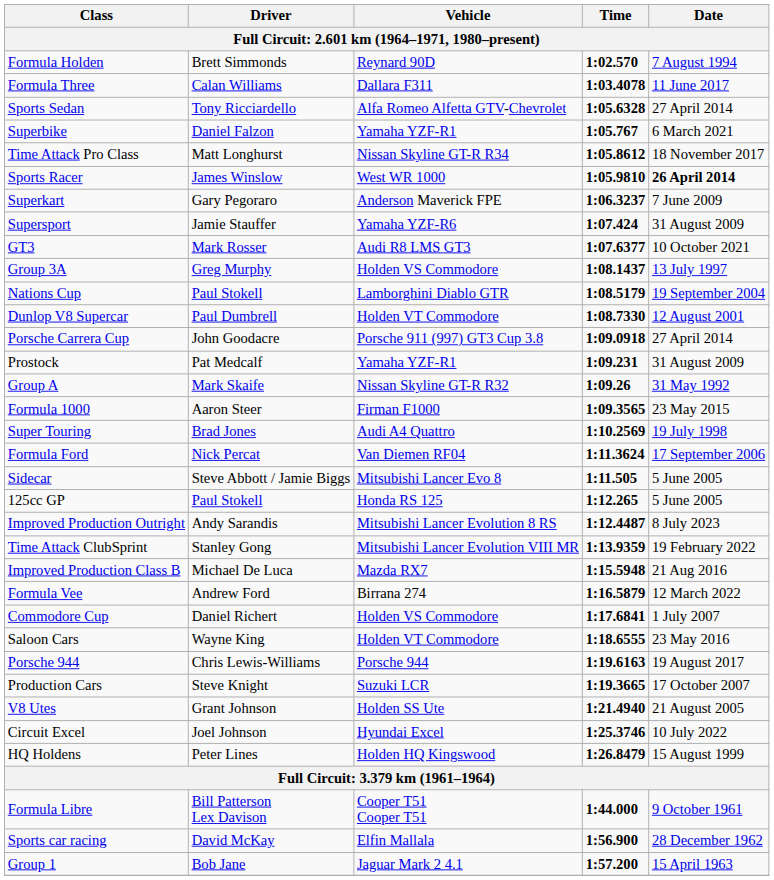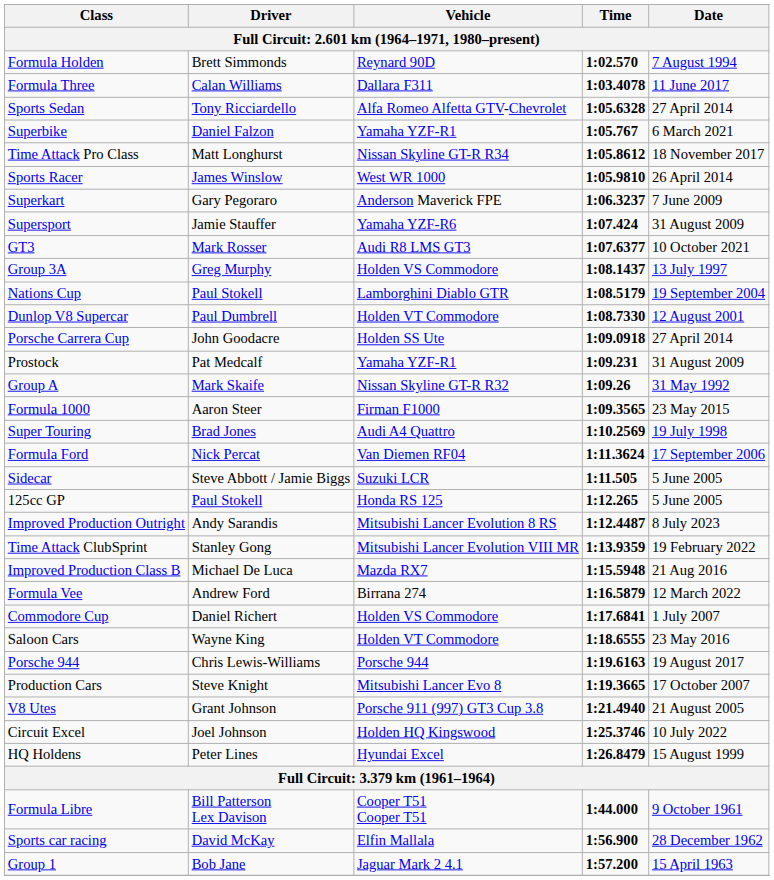(694, 177) bold -> (692, 177) normal
(450, 339) Porsche 911 (997) GT3 Cup 3.8 -> (401, 339) Holden SS Ute
(429, 477) Mitsubishi Lancer Evo 8 -> (393, 477) Suzuki LCR
(393, 685) Suzuki LCR -> (429, 685) Mitsubishi Lancer Evo 8
(401, 708) Holden SS Ute -> (450, 708) Porsche 911 (997) GT3 Cup 3.8
(400, 731) Hyundai Excel -> (426, 731) Holden HQ Kingswood
(426, 754) Holden HQ Kingswood -> (400, 754) Hyundai Excel
